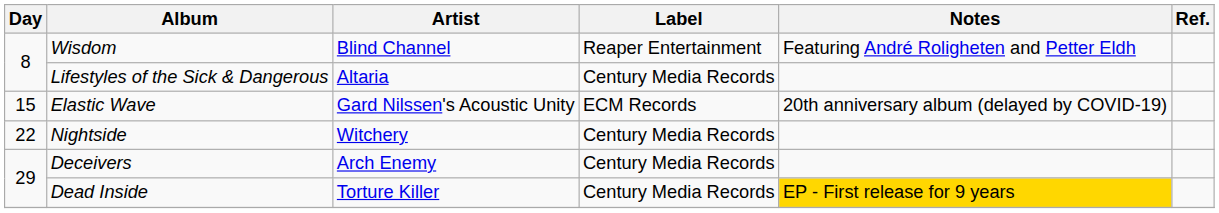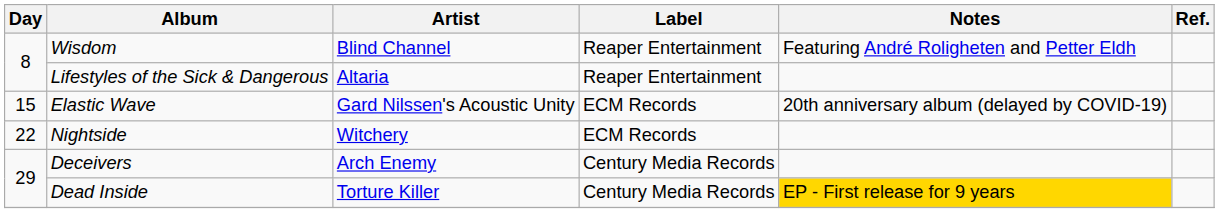(679, 76) Century Media Records -> (672, 76) Reaper Entertainment
(679, 134) Century Media Records -> (640, 134) ECM Records
